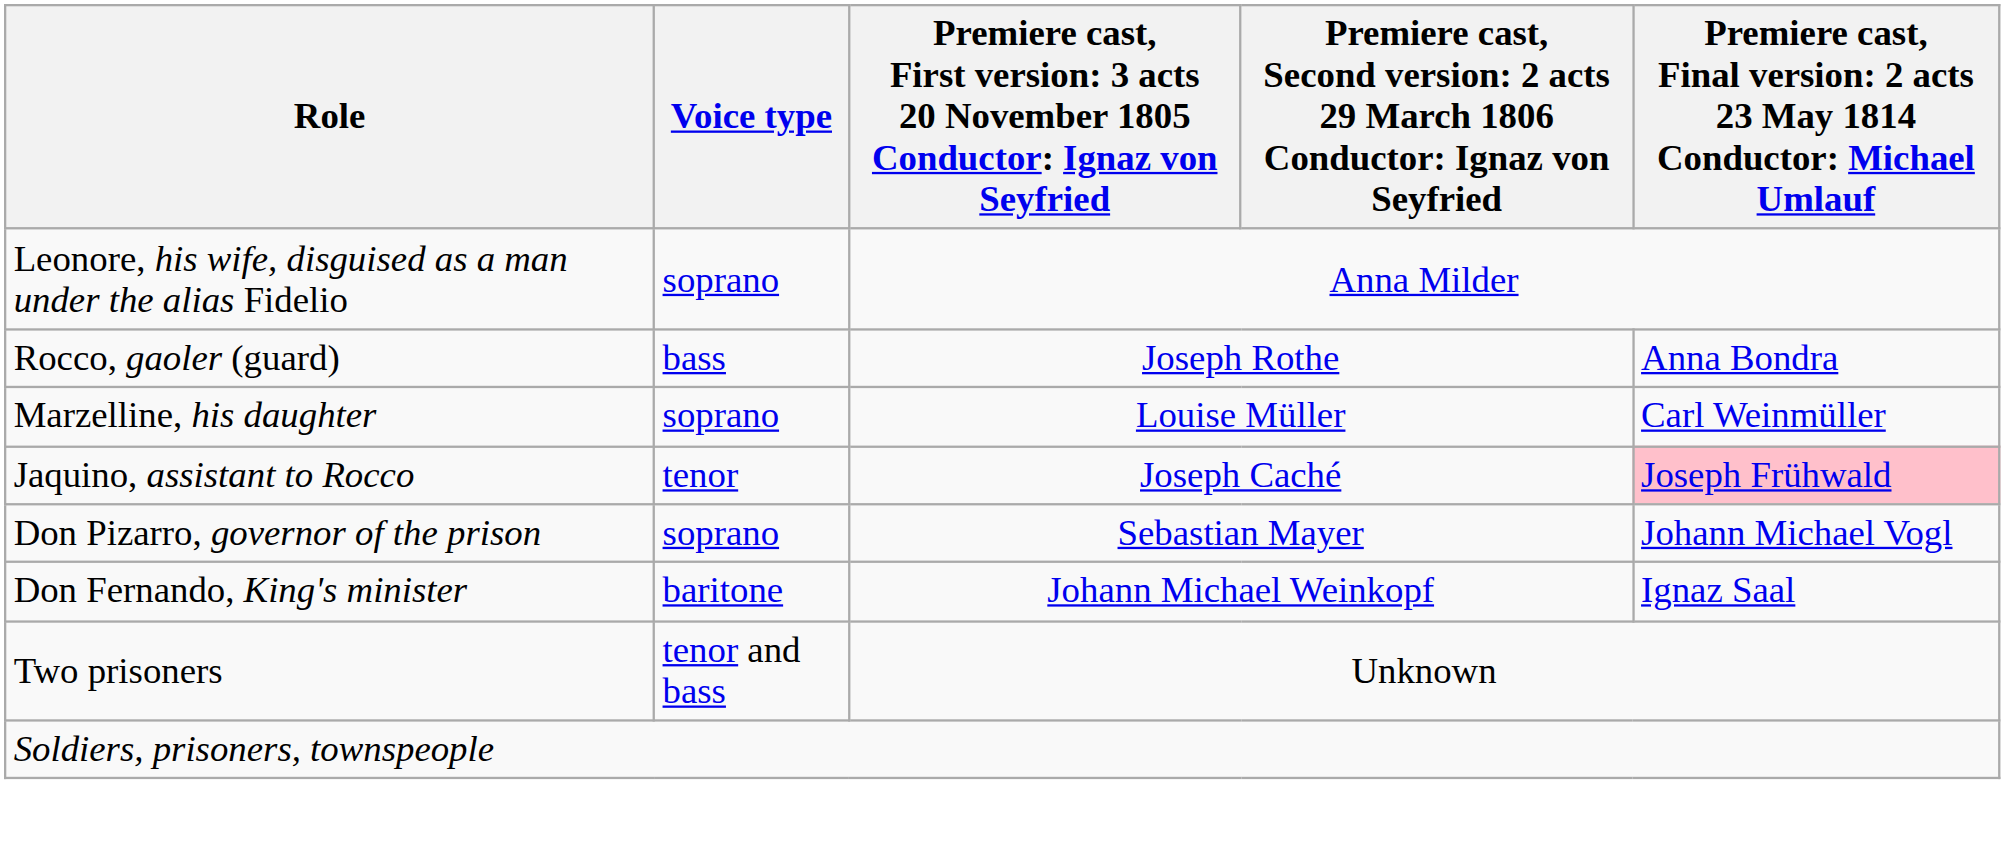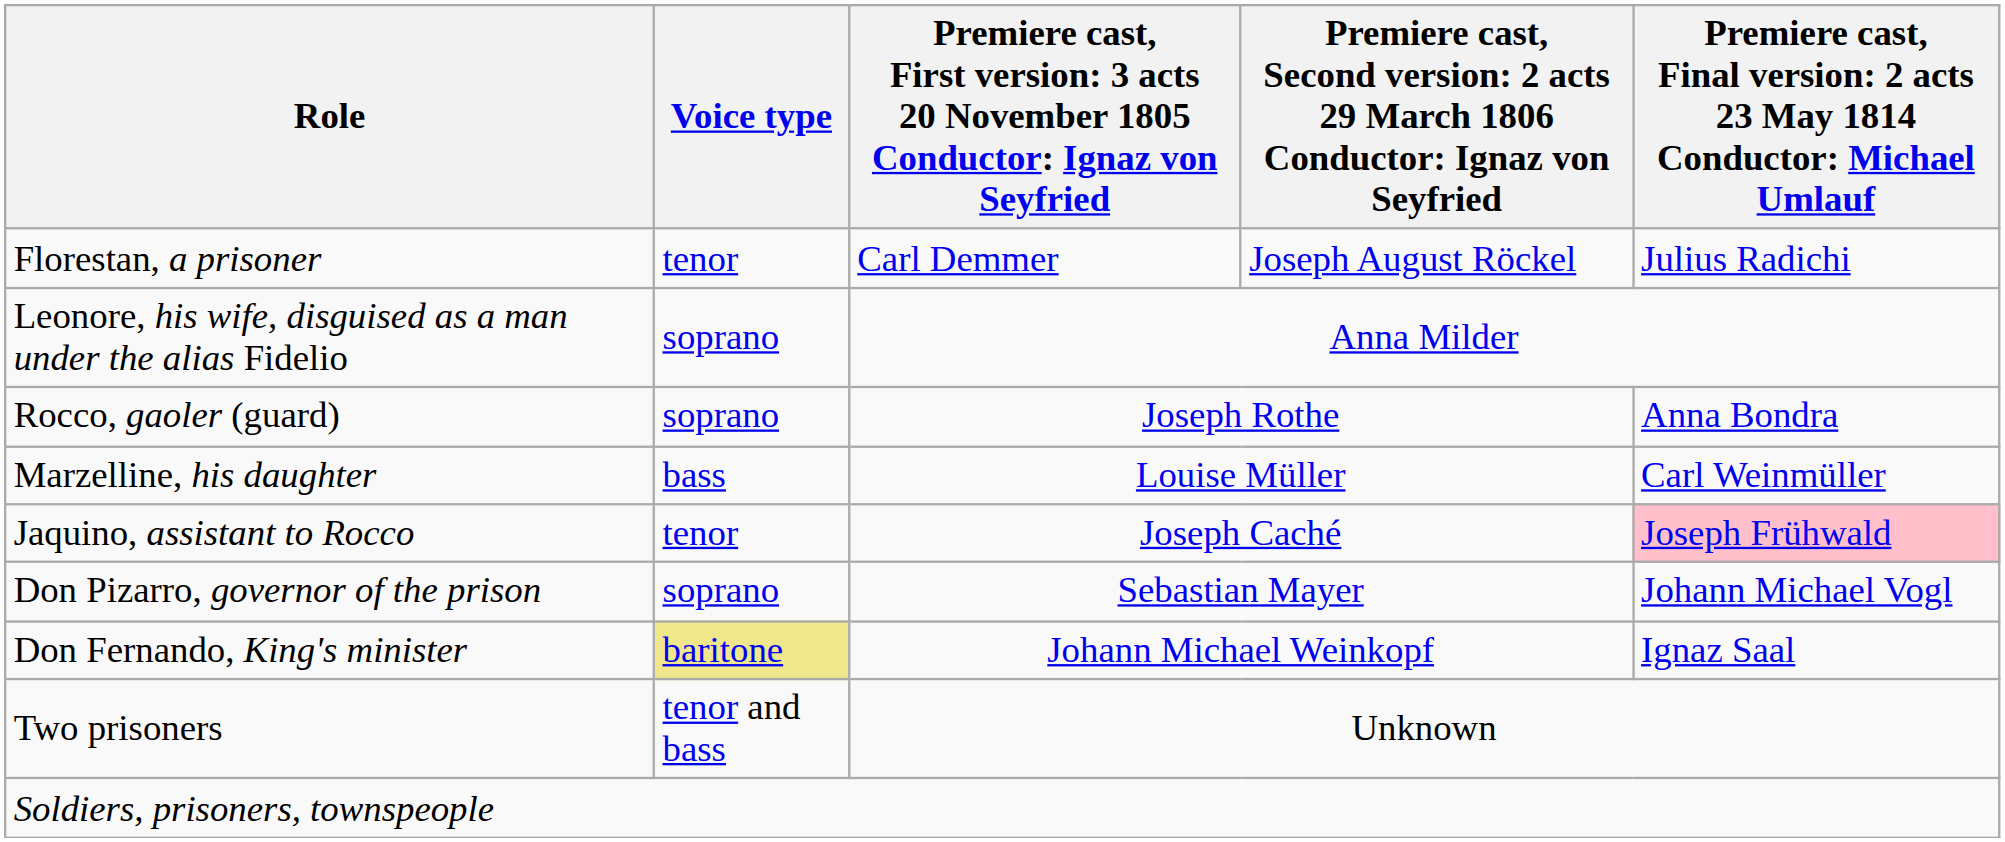+ row: (167, 257)
(694, 357) bass -> (721, 415) soprano
(721, 415) soprano -> (694, 474) bass
(723, 590) no background -> (723, 649) khaki background
